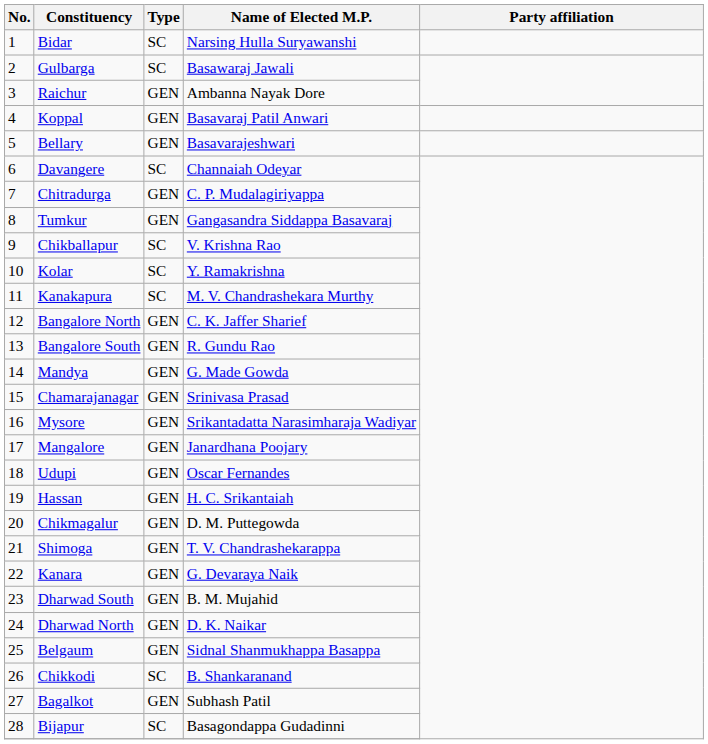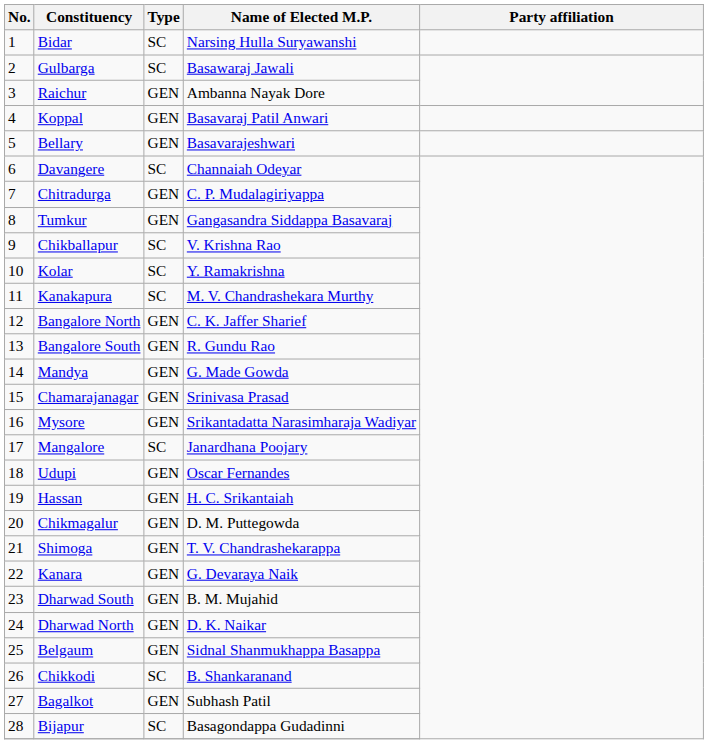(163, 447) GEN -> (157, 447) SC
